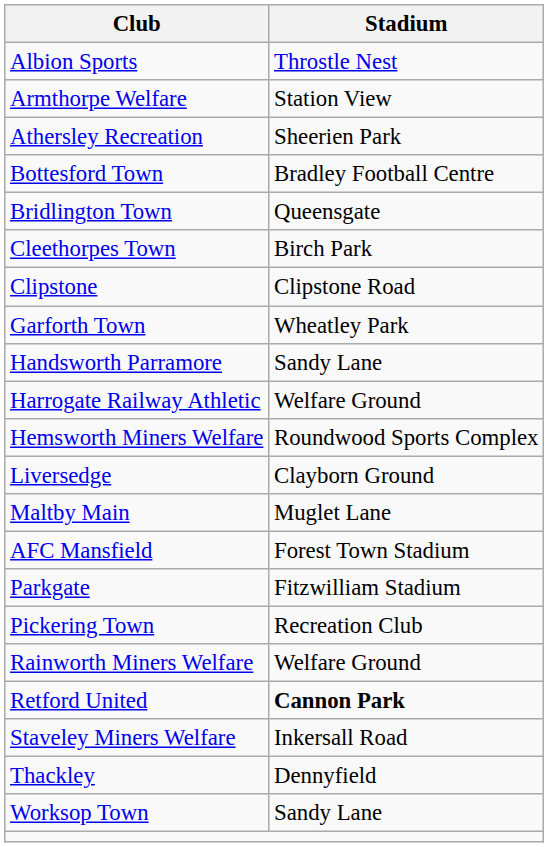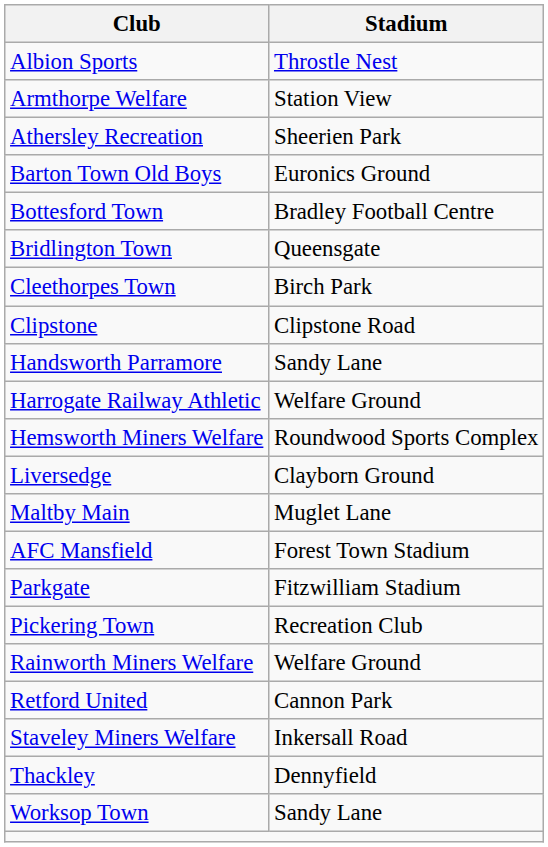+ row: (116, 173)
- row: (78, 324)
(339, 700) bold -> (333, 700) normal
